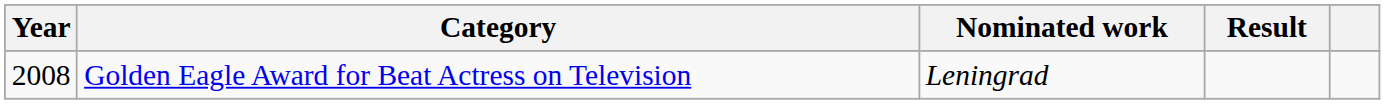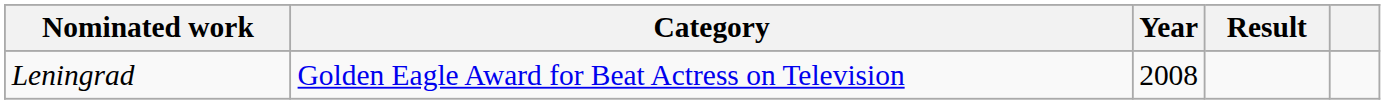columns swapped: (41, 27) <-> (1062, 27)
